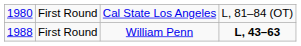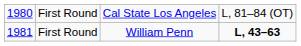(20, 31) 1988 -> (20, 31) 1981
